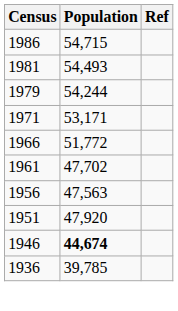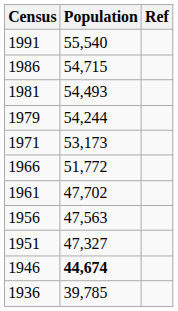+ row: (24, 42)
(86, 117) 53,171 -> (86, 142) 53,173
(86, 218) 47,920 -> (86, 243) 47,327
